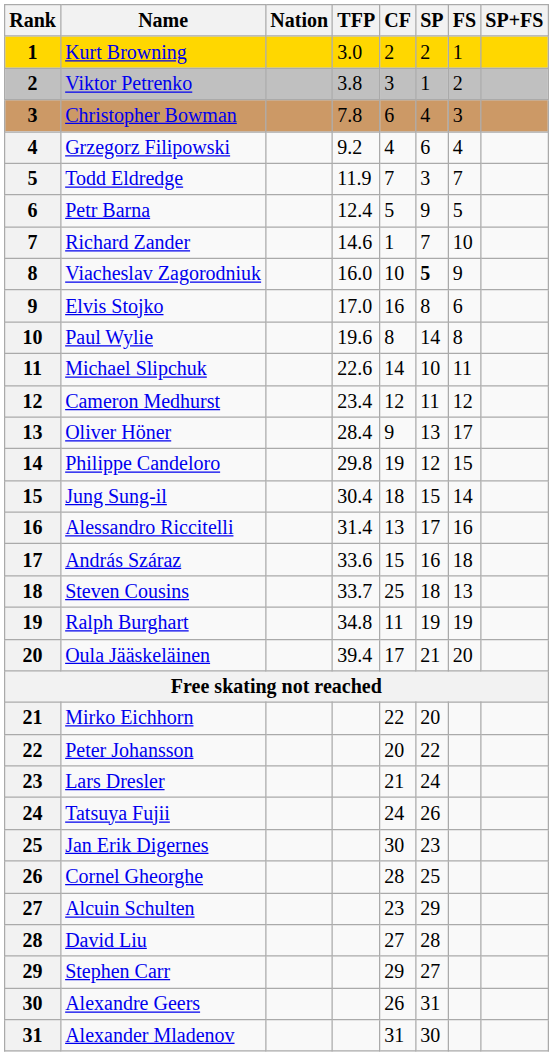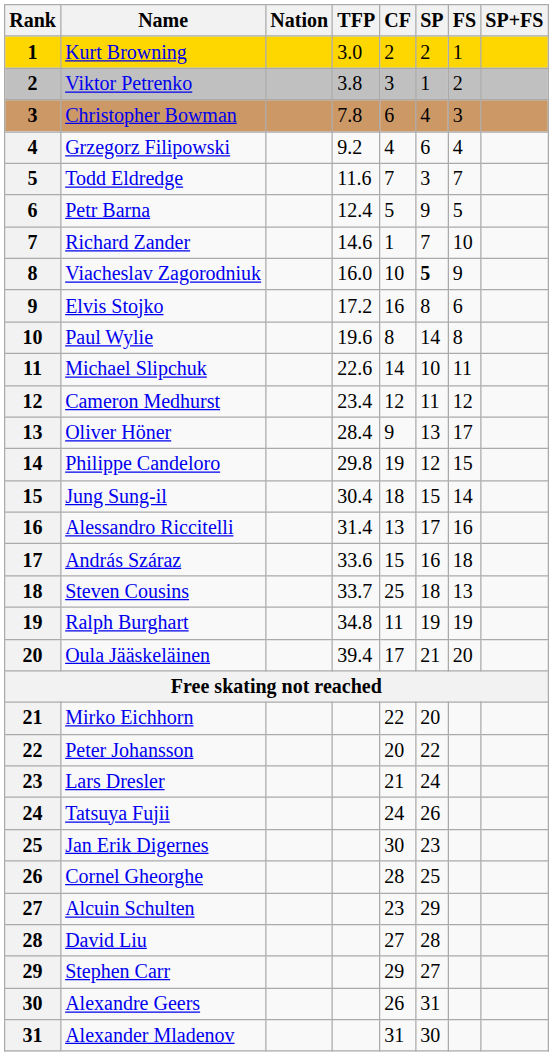(354, 178) 11.9 -> (354, 178) 11.6
(355, 305) 17.0 -> (355, 305) 17.2
